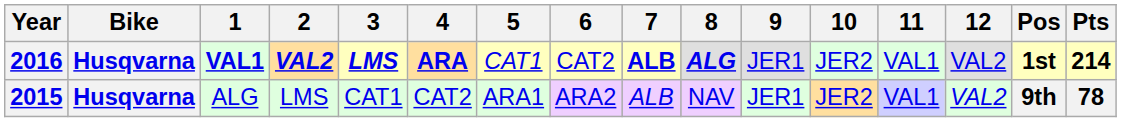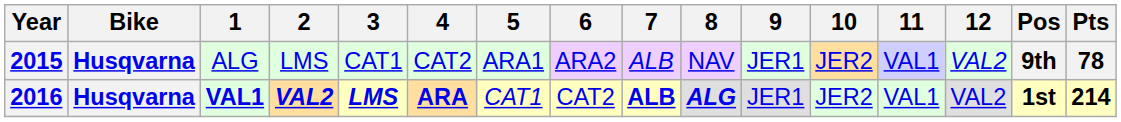rows swapped: (36, 97) <-> (36, 60)
